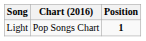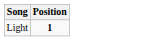- column: (66, 12)
